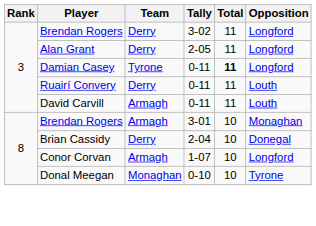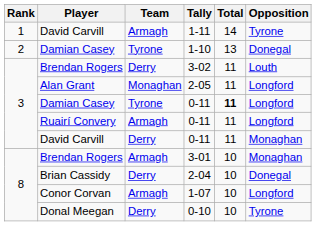+ row: (72, 31)
+ row: (77, 49)
(271, 31) Longford -> (263, 67) Louth
(142, 49) Derry -> (155, 85) Monaghan
(142, 85) Derry -> (148, 121) Armagh
(263, 85) Louth -> (271, 121) Longford
(148, 103) Armagh -> (142, 139) Derry
(263, 103) Louth -> (276, 139) Monaghan
(155, 175) Monaghan -> (142, 211) Derry
